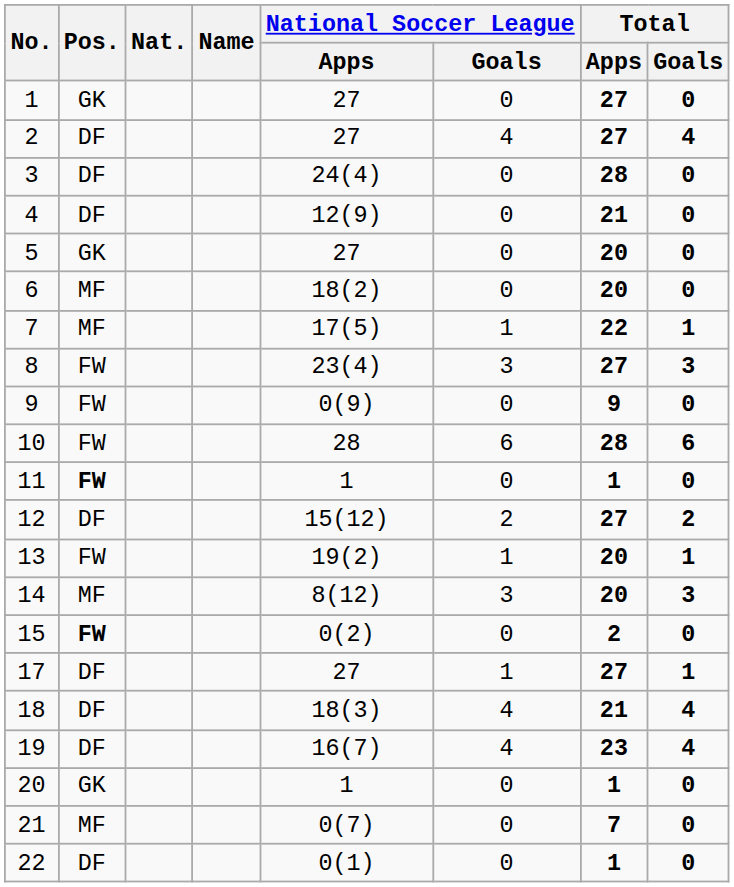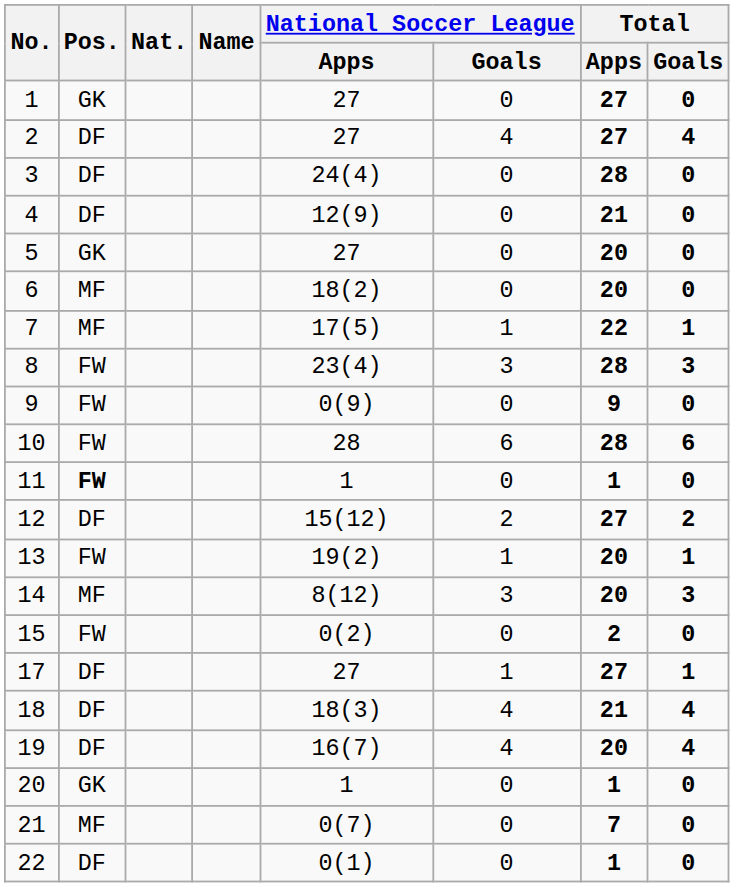(614, 367) 27 -> (614, 367) 28
(92, 634) bold -> (92, 634) normal
(614, 749) 23 -> (614, 749) 20
